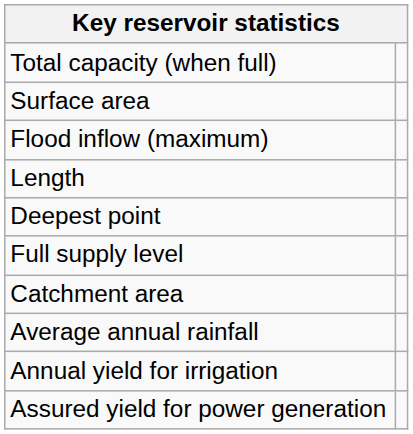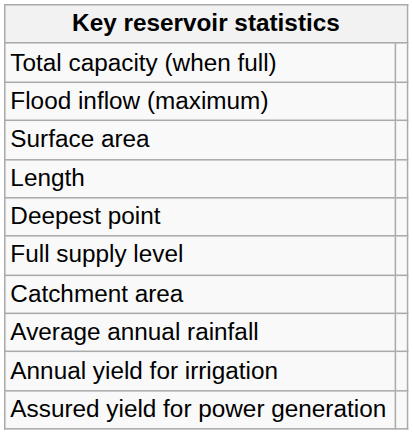rows swapped: (80, 100) <-> (139, 139)
